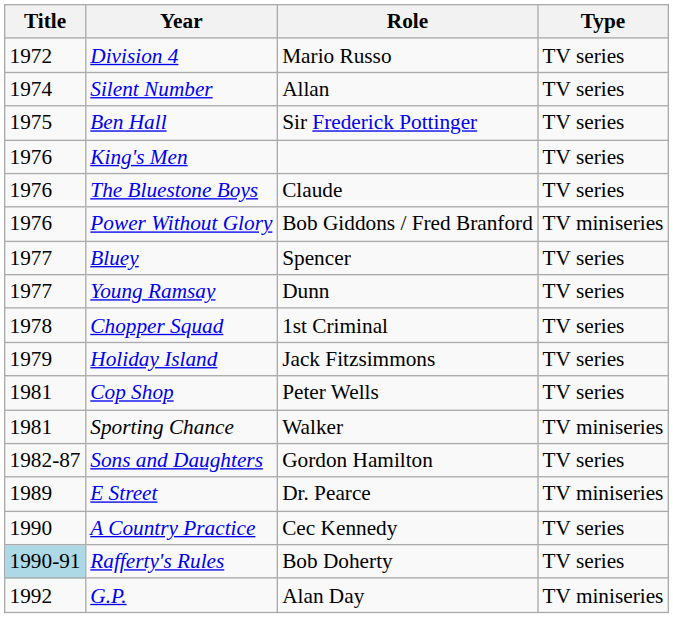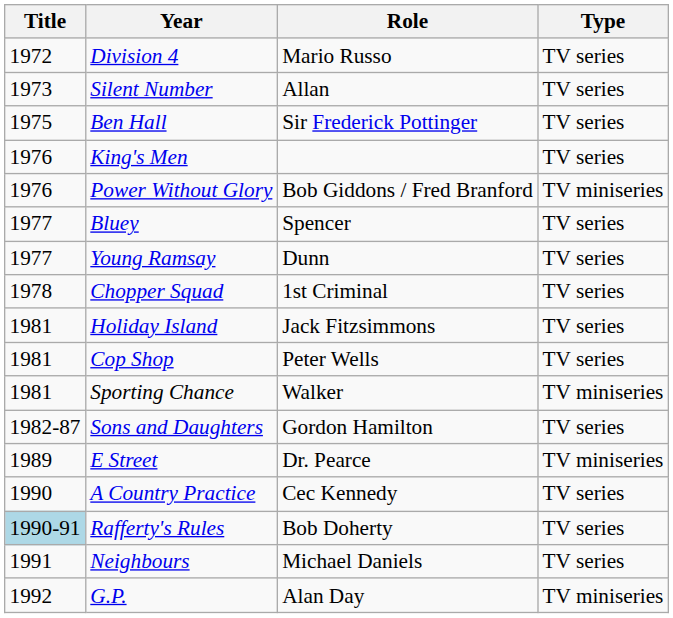(31, 88) 1974 -> (31, 88) 1973
- row: (174, 190)
(31, 358) 1979 -> (31, 325) 1981
+ row: (140, 561)
